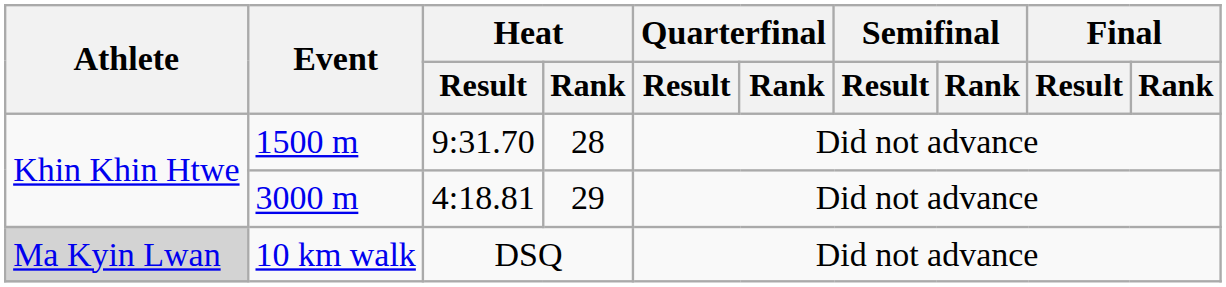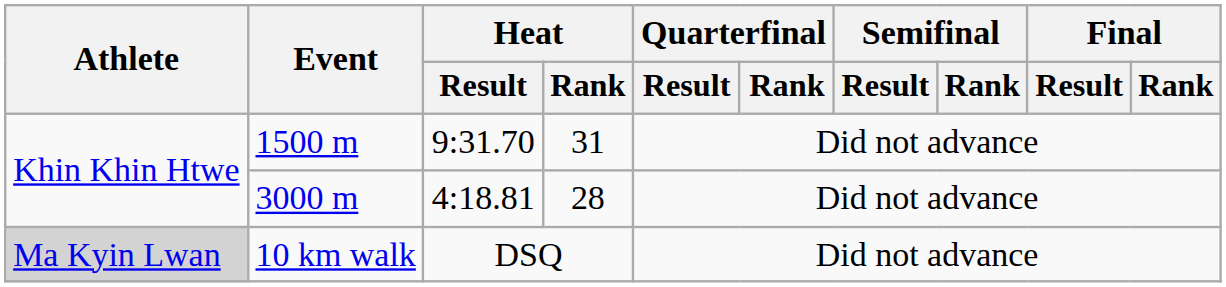(588, 141) 28 -> (588, 141) 31
(588, 198) 29 -> (588, 198) 28
